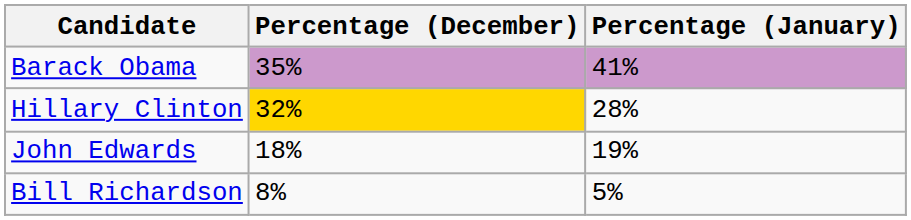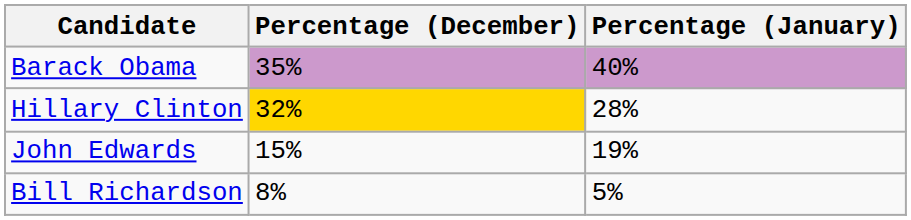(615, 68) 41% -> (615, 68) 40%
(278, 152) 18% -> (278, 152) 15%
